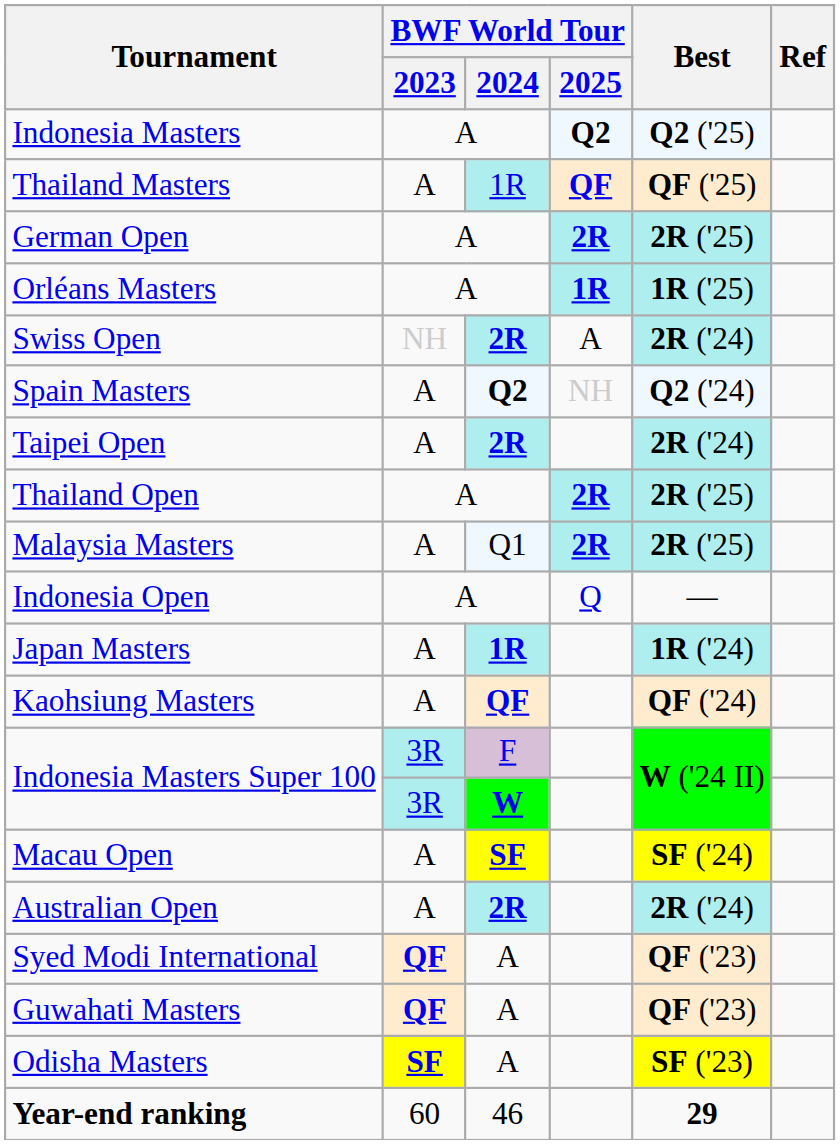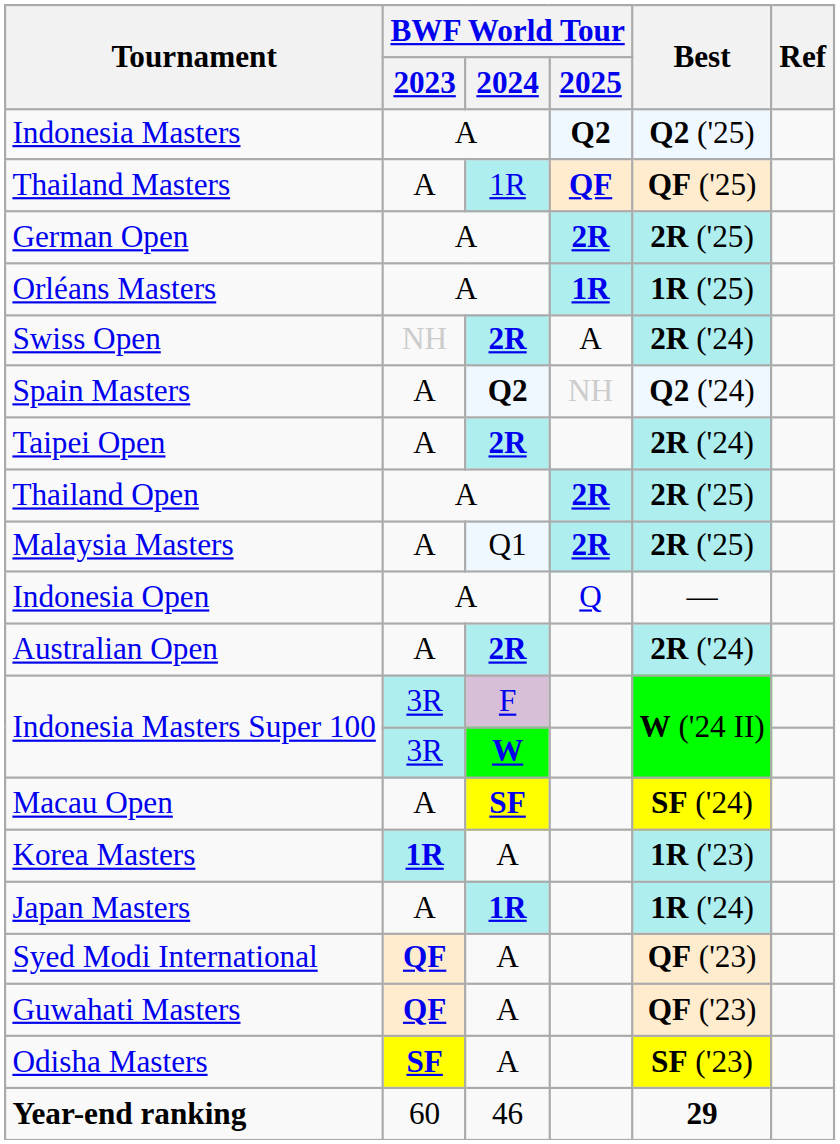rows swapped: (115, 906) <-> (101, 649)
- row: (133, 700)
+ row: (104, 855)
